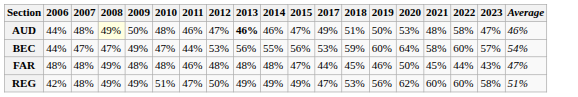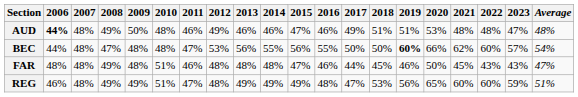+ column: (328, 13)
(56, 30) normal -> (57, 30) bold
(111, 30) lightyellow background -> (111, 30) no background
(219, 30) 47% -> (219, 30) 49%
(247, 30) bold -> (246, 30) normal
(382, 30) 50% -> (409, 30) 51%
(463, 30) 58% -> (491, 30) 48%
(518, 30) 46% -> (545, 30) 48%
(84, 48) 47% -> (84, 48) 48%
(138, 48) 49% -> (138, 48) 48%
(165, 48) 47% -> (165, 48) 48%
(192, 48) 44% -> (192, 48) 47%
(328, 48) 53% -> (355, 48) 50%
(355, 48) 59% -> (382, 48) 50%
(382, 48) normal -> (410, 48) bold
(409, 48) 64% -> (436, 48) 66%
(436, 48) 58% -> (463, 48) 62%
(165, 65) 48% -> (165, 65) 51%
(463, 65) 44% -> (491, 65) 43%
(56, 83) 42% -> (56, 83) 46%
(219, 83) 50% -> (219, 83) 48%
(409, 83) 62% -> (436, 83) 65%
(491, 83) 58% -> (518, 83) 59%
